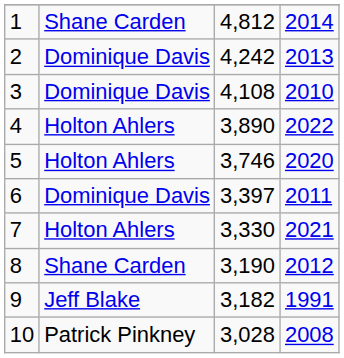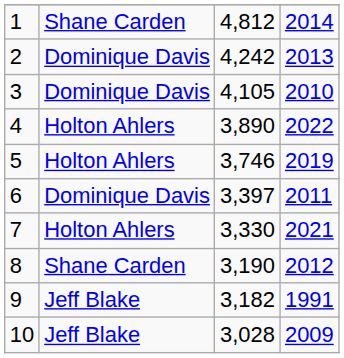(247, 91) 4,108 -> (247, 91) 4,105
(309, 160) 2020 -> (309, 160) 2019
(120, 334) Patrick Pinkney -> (92, 334) Jeff Blake
(309, 334) 2008 -> (309, 334) 2009
